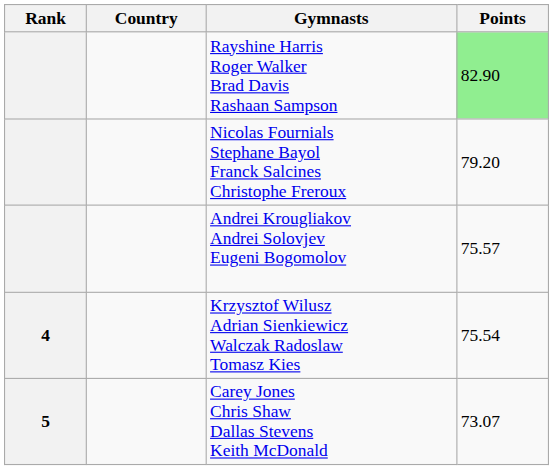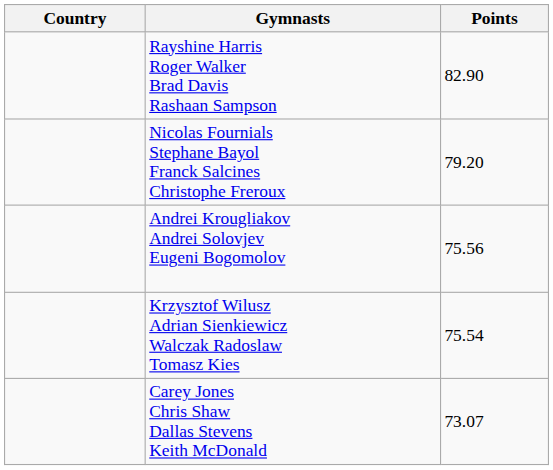- column: (46, 18)
(480, 75) lightgreen background -> (464, 75) no background
(480, 248) 75.57 -> (464, 248) 75.56
